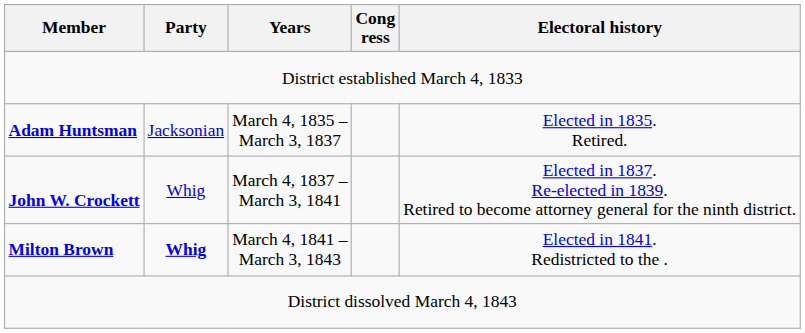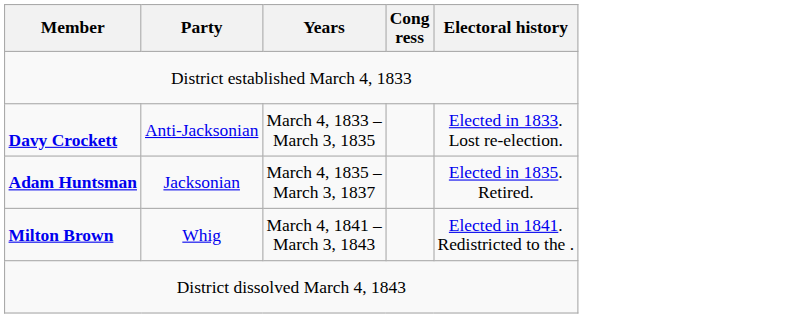+ row: (63, 140)
- row: (74, 199)
(186, 249) bold -> (202, 234) normal
